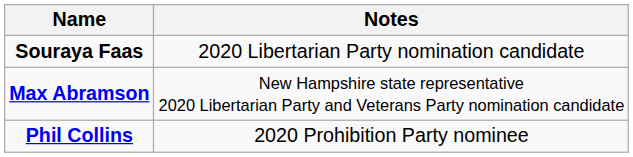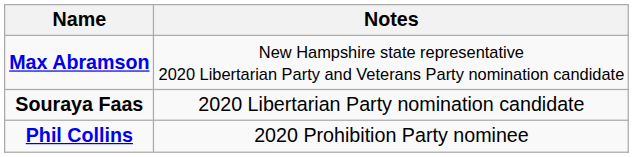rows swapped: (79, 93) <-> (79, 51)
